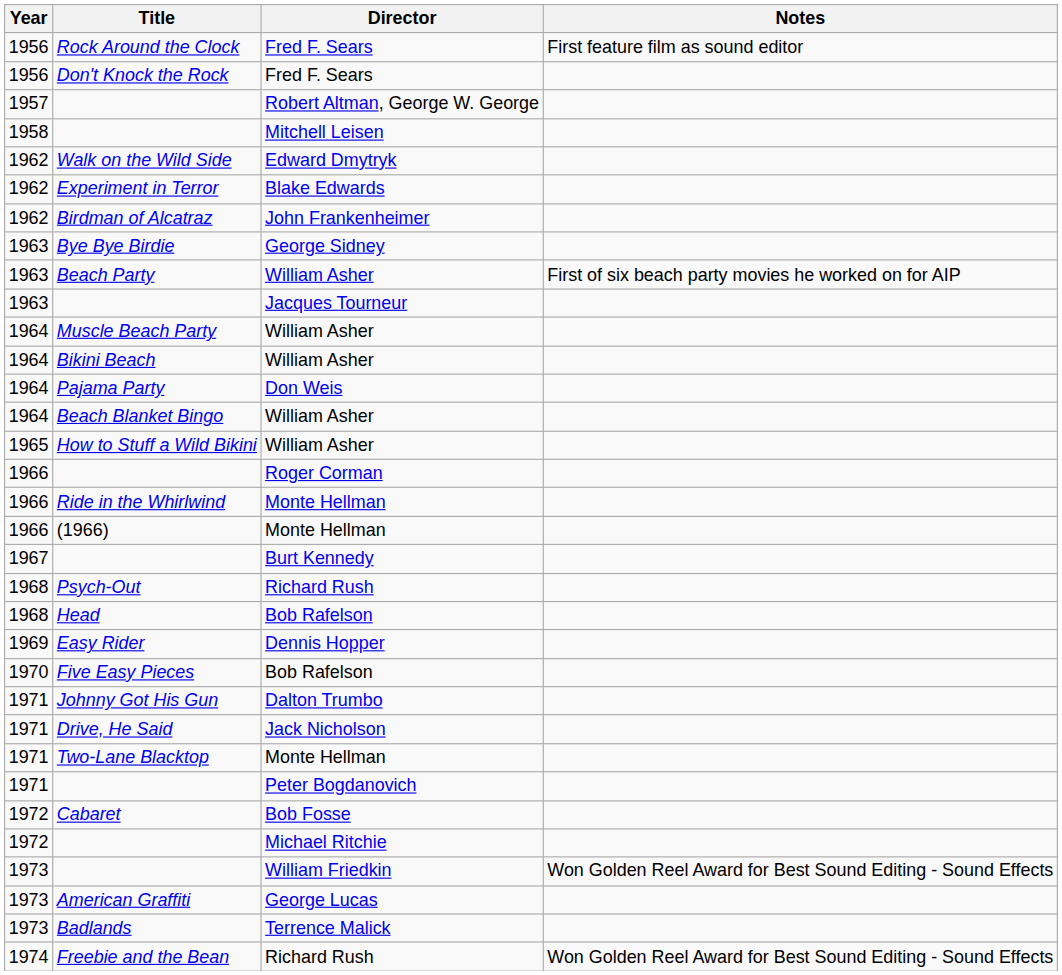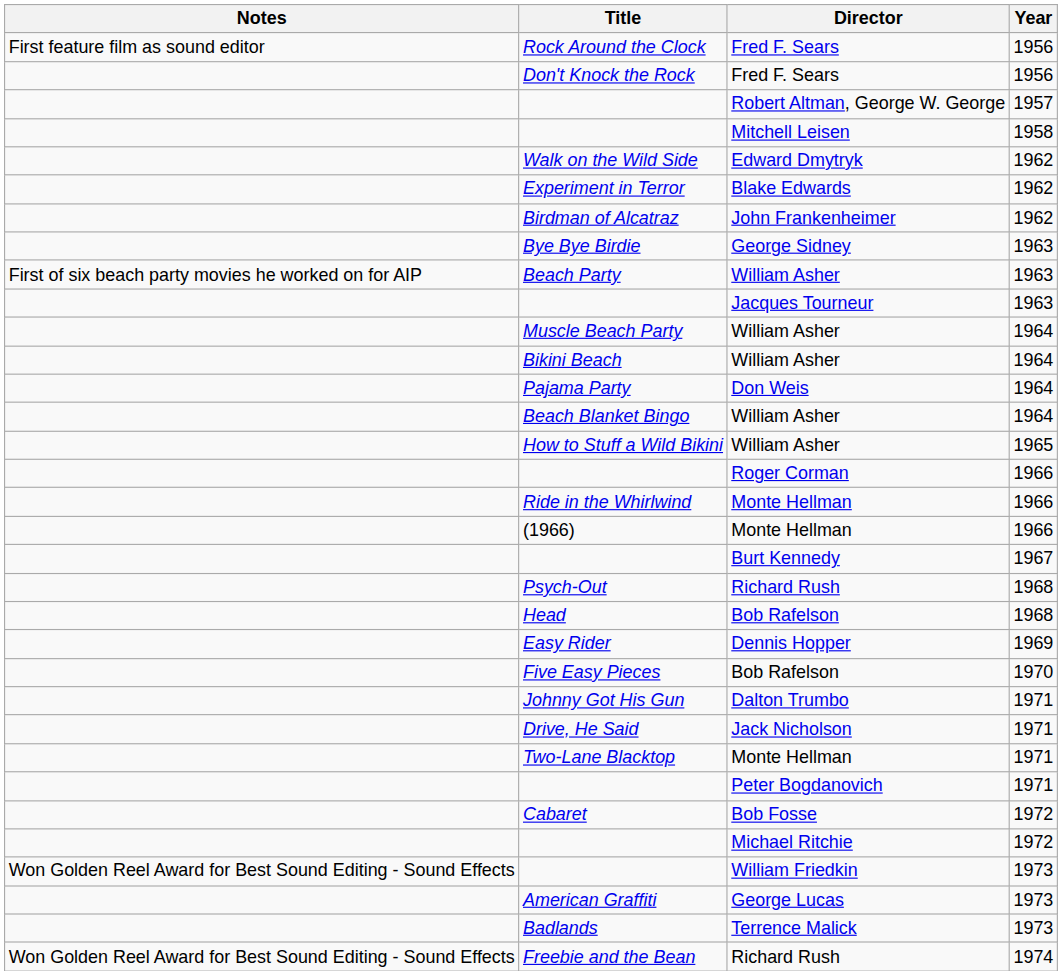columns swapped: (29, 18) <-> (800, 18)
